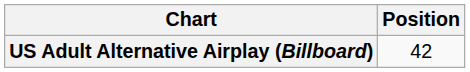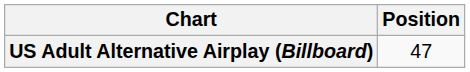(421, 51) 42 -> (421, 51) 47
